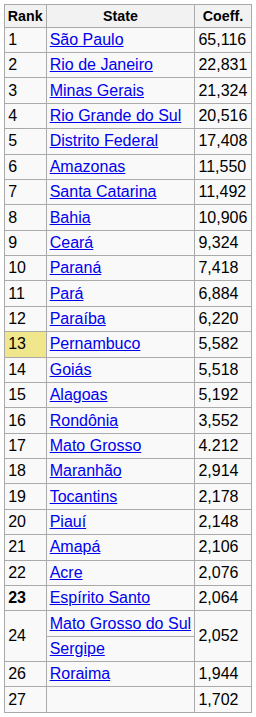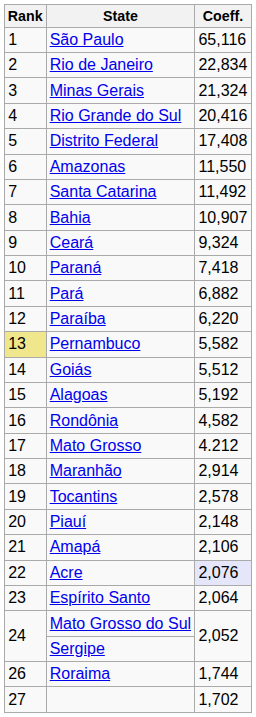(223, 65) 22,831 -> (223, 65) 22,834
(223, 116) 20,516 -> (223, 116) 20,416
(223, 217) 10,906 -> (223, 217) 10,907
(218, 293) 6,884 -> (218, 293) 6,882
(218, 369) 5,518 -> (218, 369) 5,512
(218, 420) 3,552 -> (218, 420) 4,582
(218, 496) 2,178 -> (218, 496) 2,578
(218, 572) no background -> (218, 572) lavender background
(17, 598) bold -> (17, 598) normal
(218, 674) 1,944 -> (218, 674) 1,744
